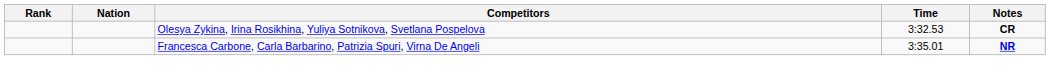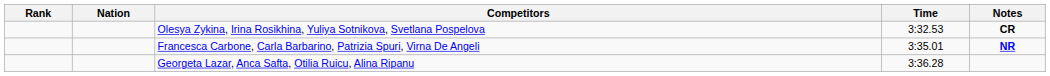+ row: (286, 63)
